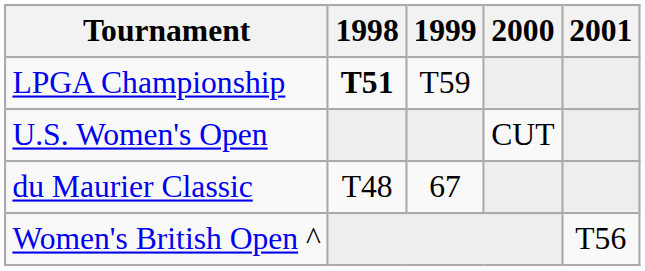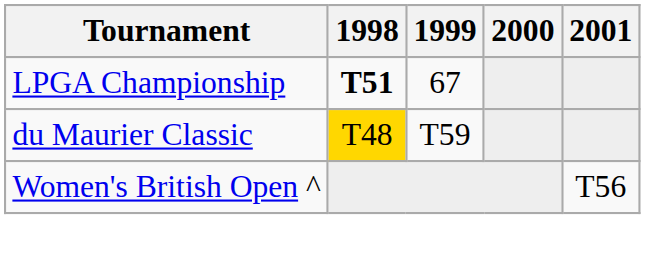(445, 82) T59 -> (445, 82) 67
- row: (140, 135)
(367, 187) no background -> (367, 135) gold background
(445, 187) 67 -> (445, 135) T59
